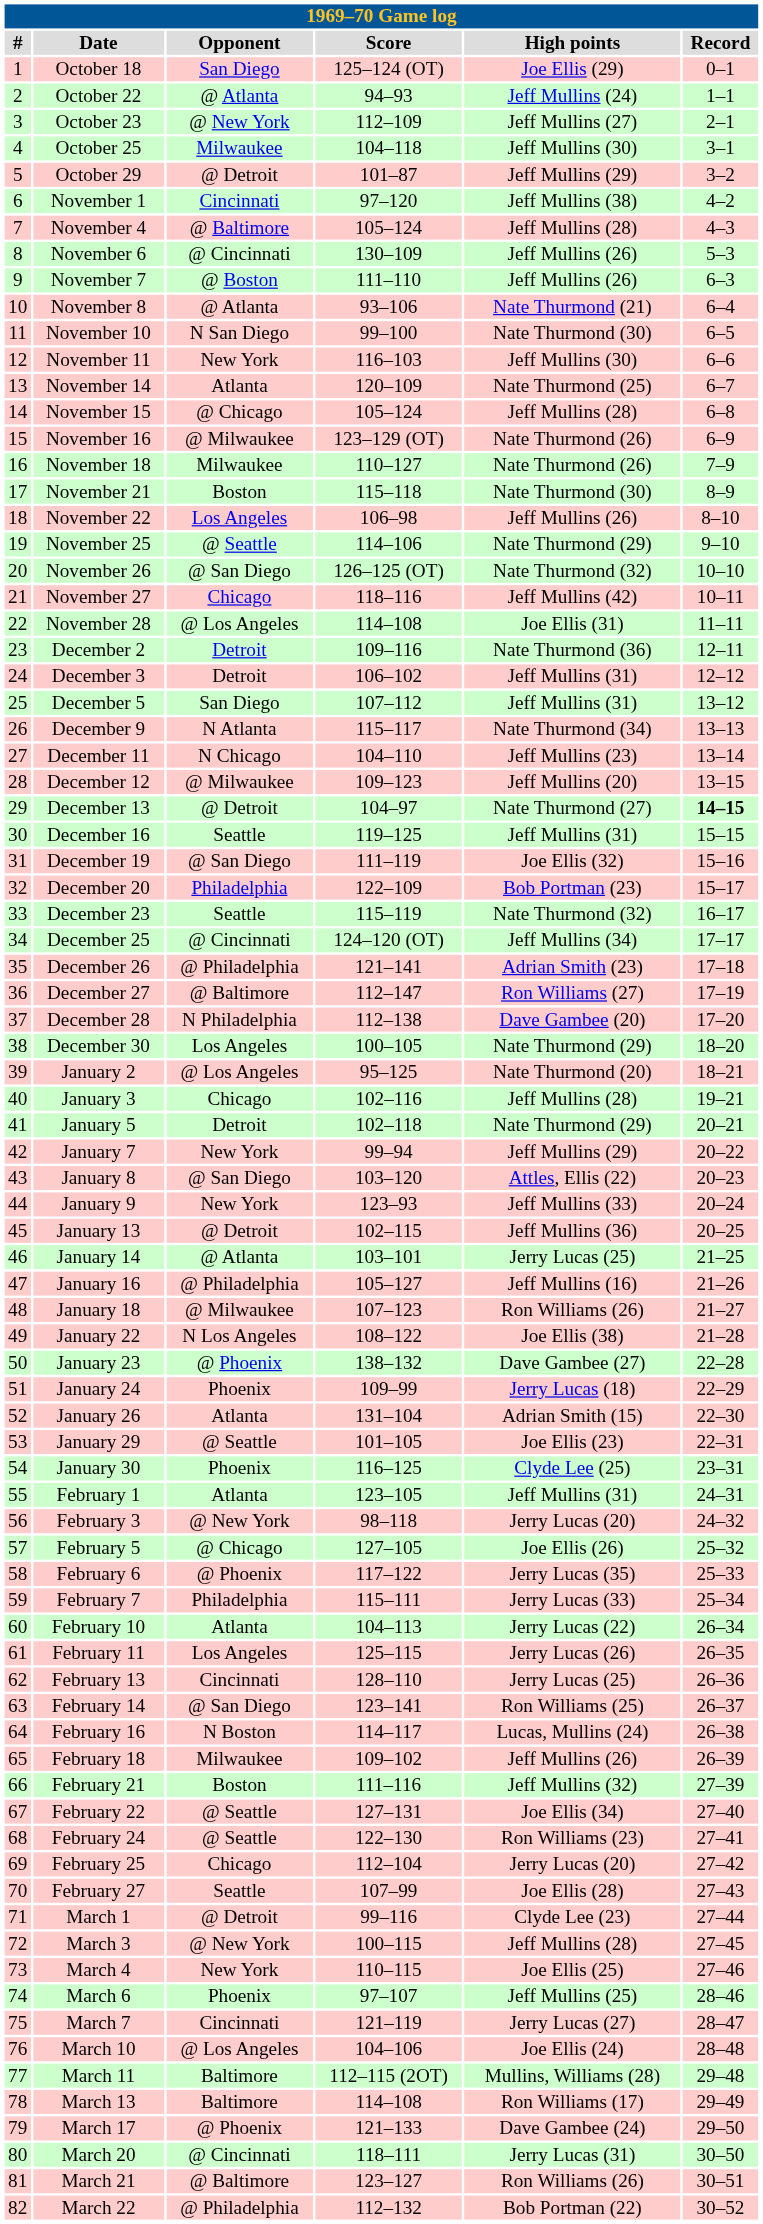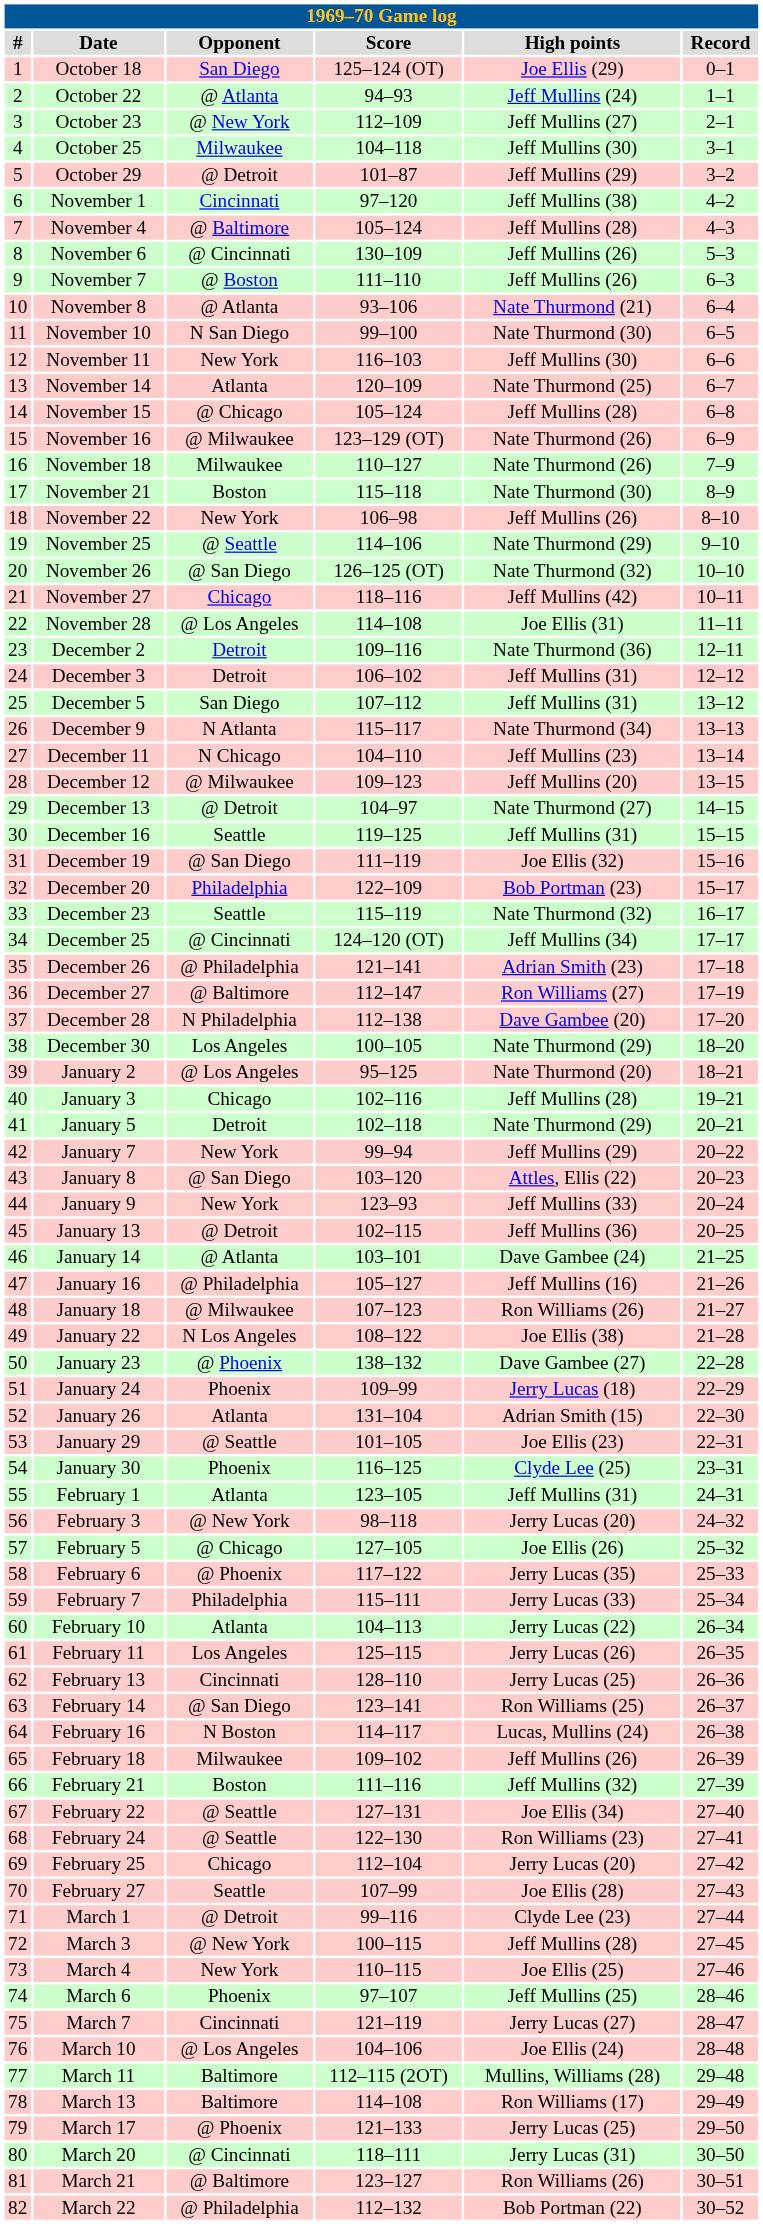(239, 517) Los Angeles -> (239, 517) New York
(720, 808) bold -> (720, 808) normal
(572, 1257) Jerry Lucas (25) -> (572, 1257) Dave Gambee (24)
(572, 2128) Dave Gambee (24) -> (572, 2128) Jerry Lucas (25)
